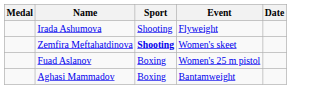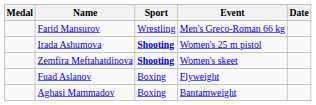+ row: (69, 28)
(155, 28) normal -> (156, 44) bold
(198, 28) Flyweight -> (221, 44) Women's 25 m pistol
(219, 60) Women's 25 m pistol -> (200, 76) Flyweight
